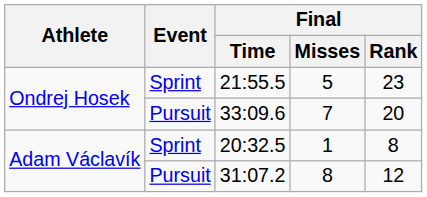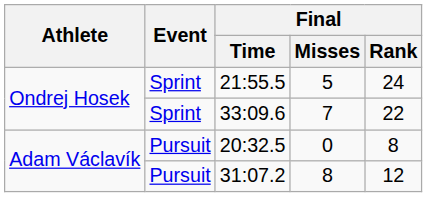(393, 82) 23 -> (393, 82) 24
(180, 113) Pursuit -> (175, 113) Sprint
(393, 113) 20 -> (393, 113) 22
(175, 144) Sprint -> (180, 144) Pursuit
(327, 144) 1 -> (327, 144) 0
